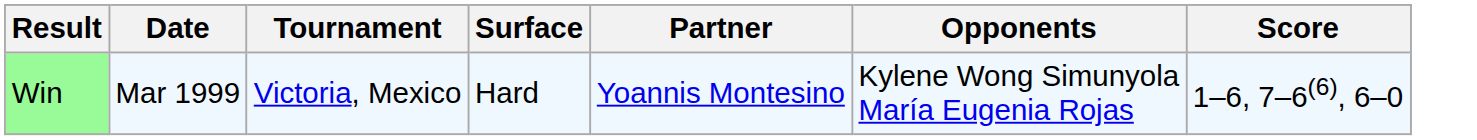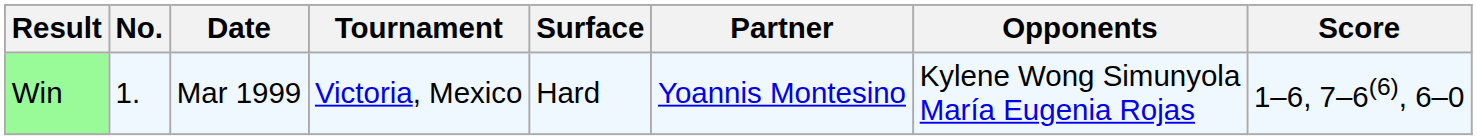+ column: (139, 27)
